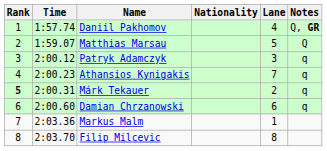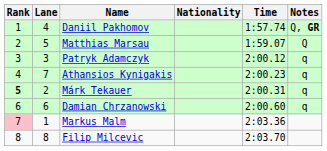columns swapped: (274, 12) <-> (55, 12)
(18, 122) no background -> (18, 122) pink background
